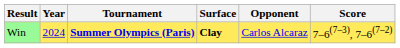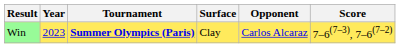(54, 32) 2024 -> (54, 32) 2023
(211, 32) bold -> (210, 32) normal
